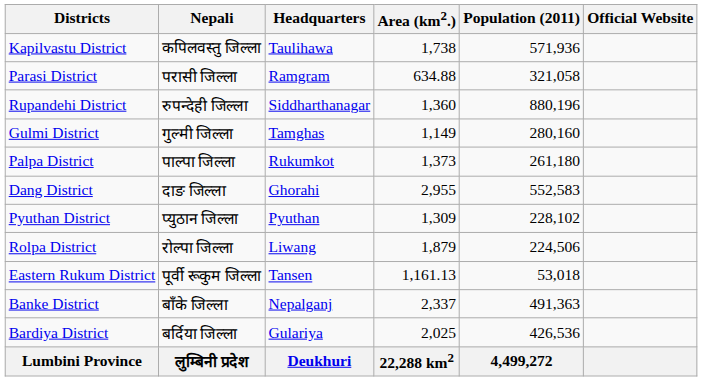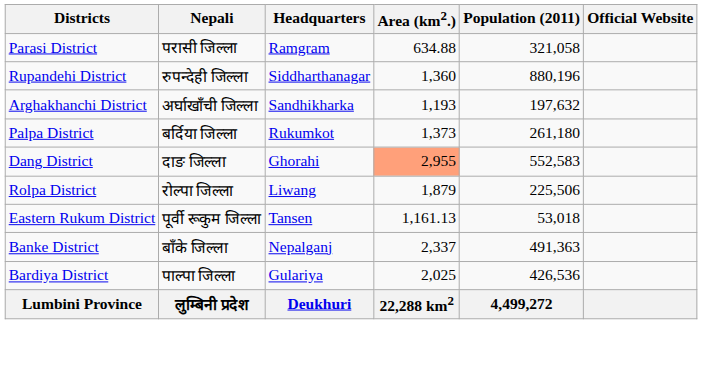- row: (68, 47)
+ row: (78, 104)
- row: (54, 133)
(199, 162) पाल्पा जिल्ला -> (200, 134) बर्दिया जिल्ला
(439, 190) no background -> (439, 161) lightsalmon background
- row: (59, 218)
(555, 247) 224,506 -> (555, 190) 225,506
(200, 333) बर्दिया जिल्ला -> (199, 276) पाल्पा जिल्ला
